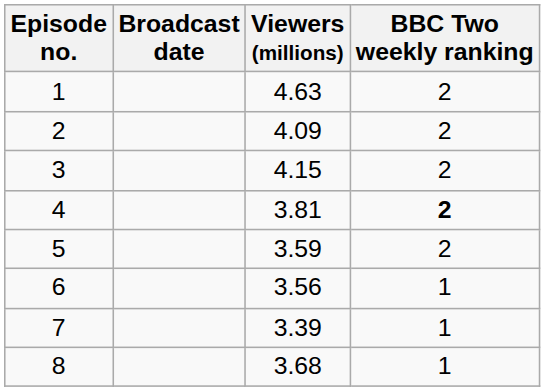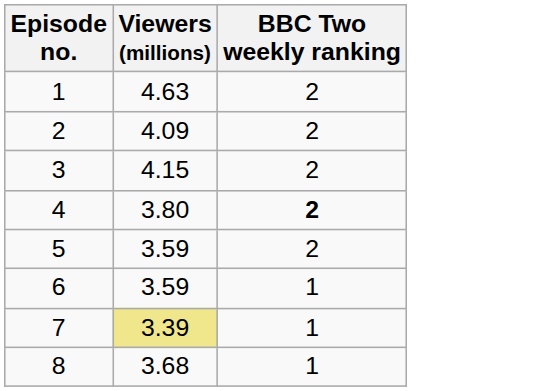- column: (179, 38)
(298, 209) 3.81 -> (165, 209) 3.80
(298, 288) 3.56 -> (165, 288) 3.59
(298, 327) no background -> (165, 327) khaki background
